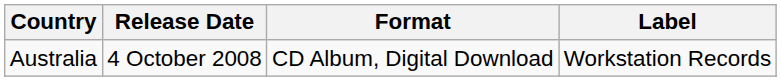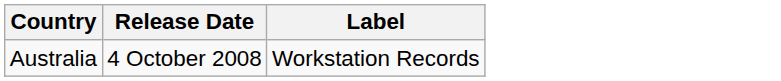- column: (413, 22)
